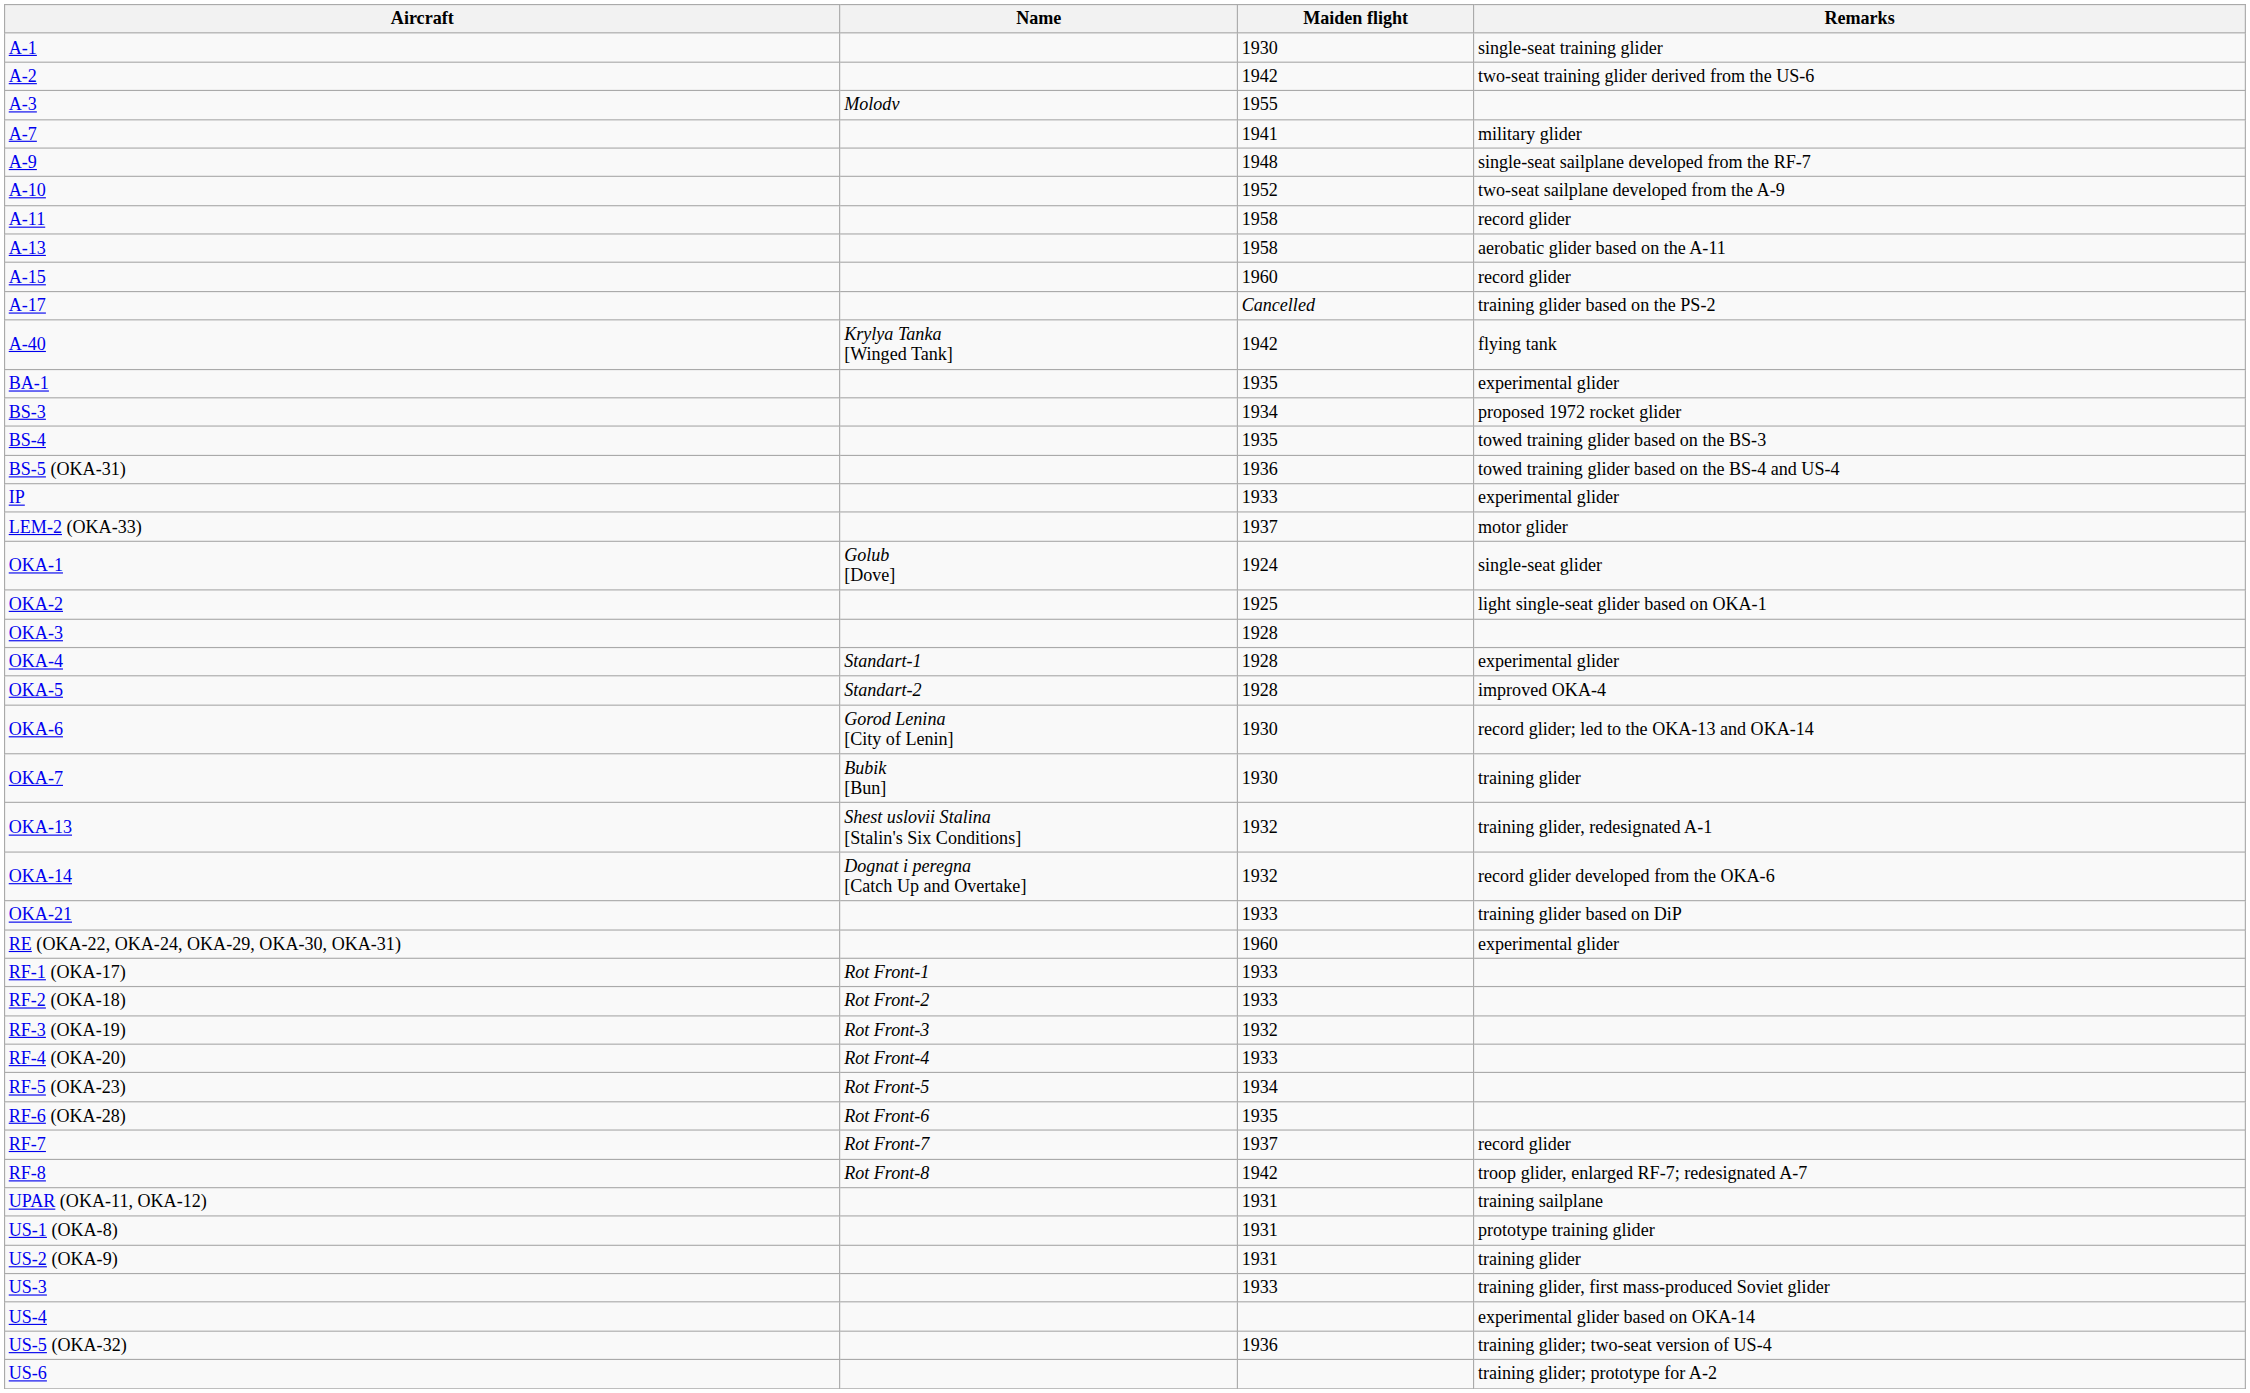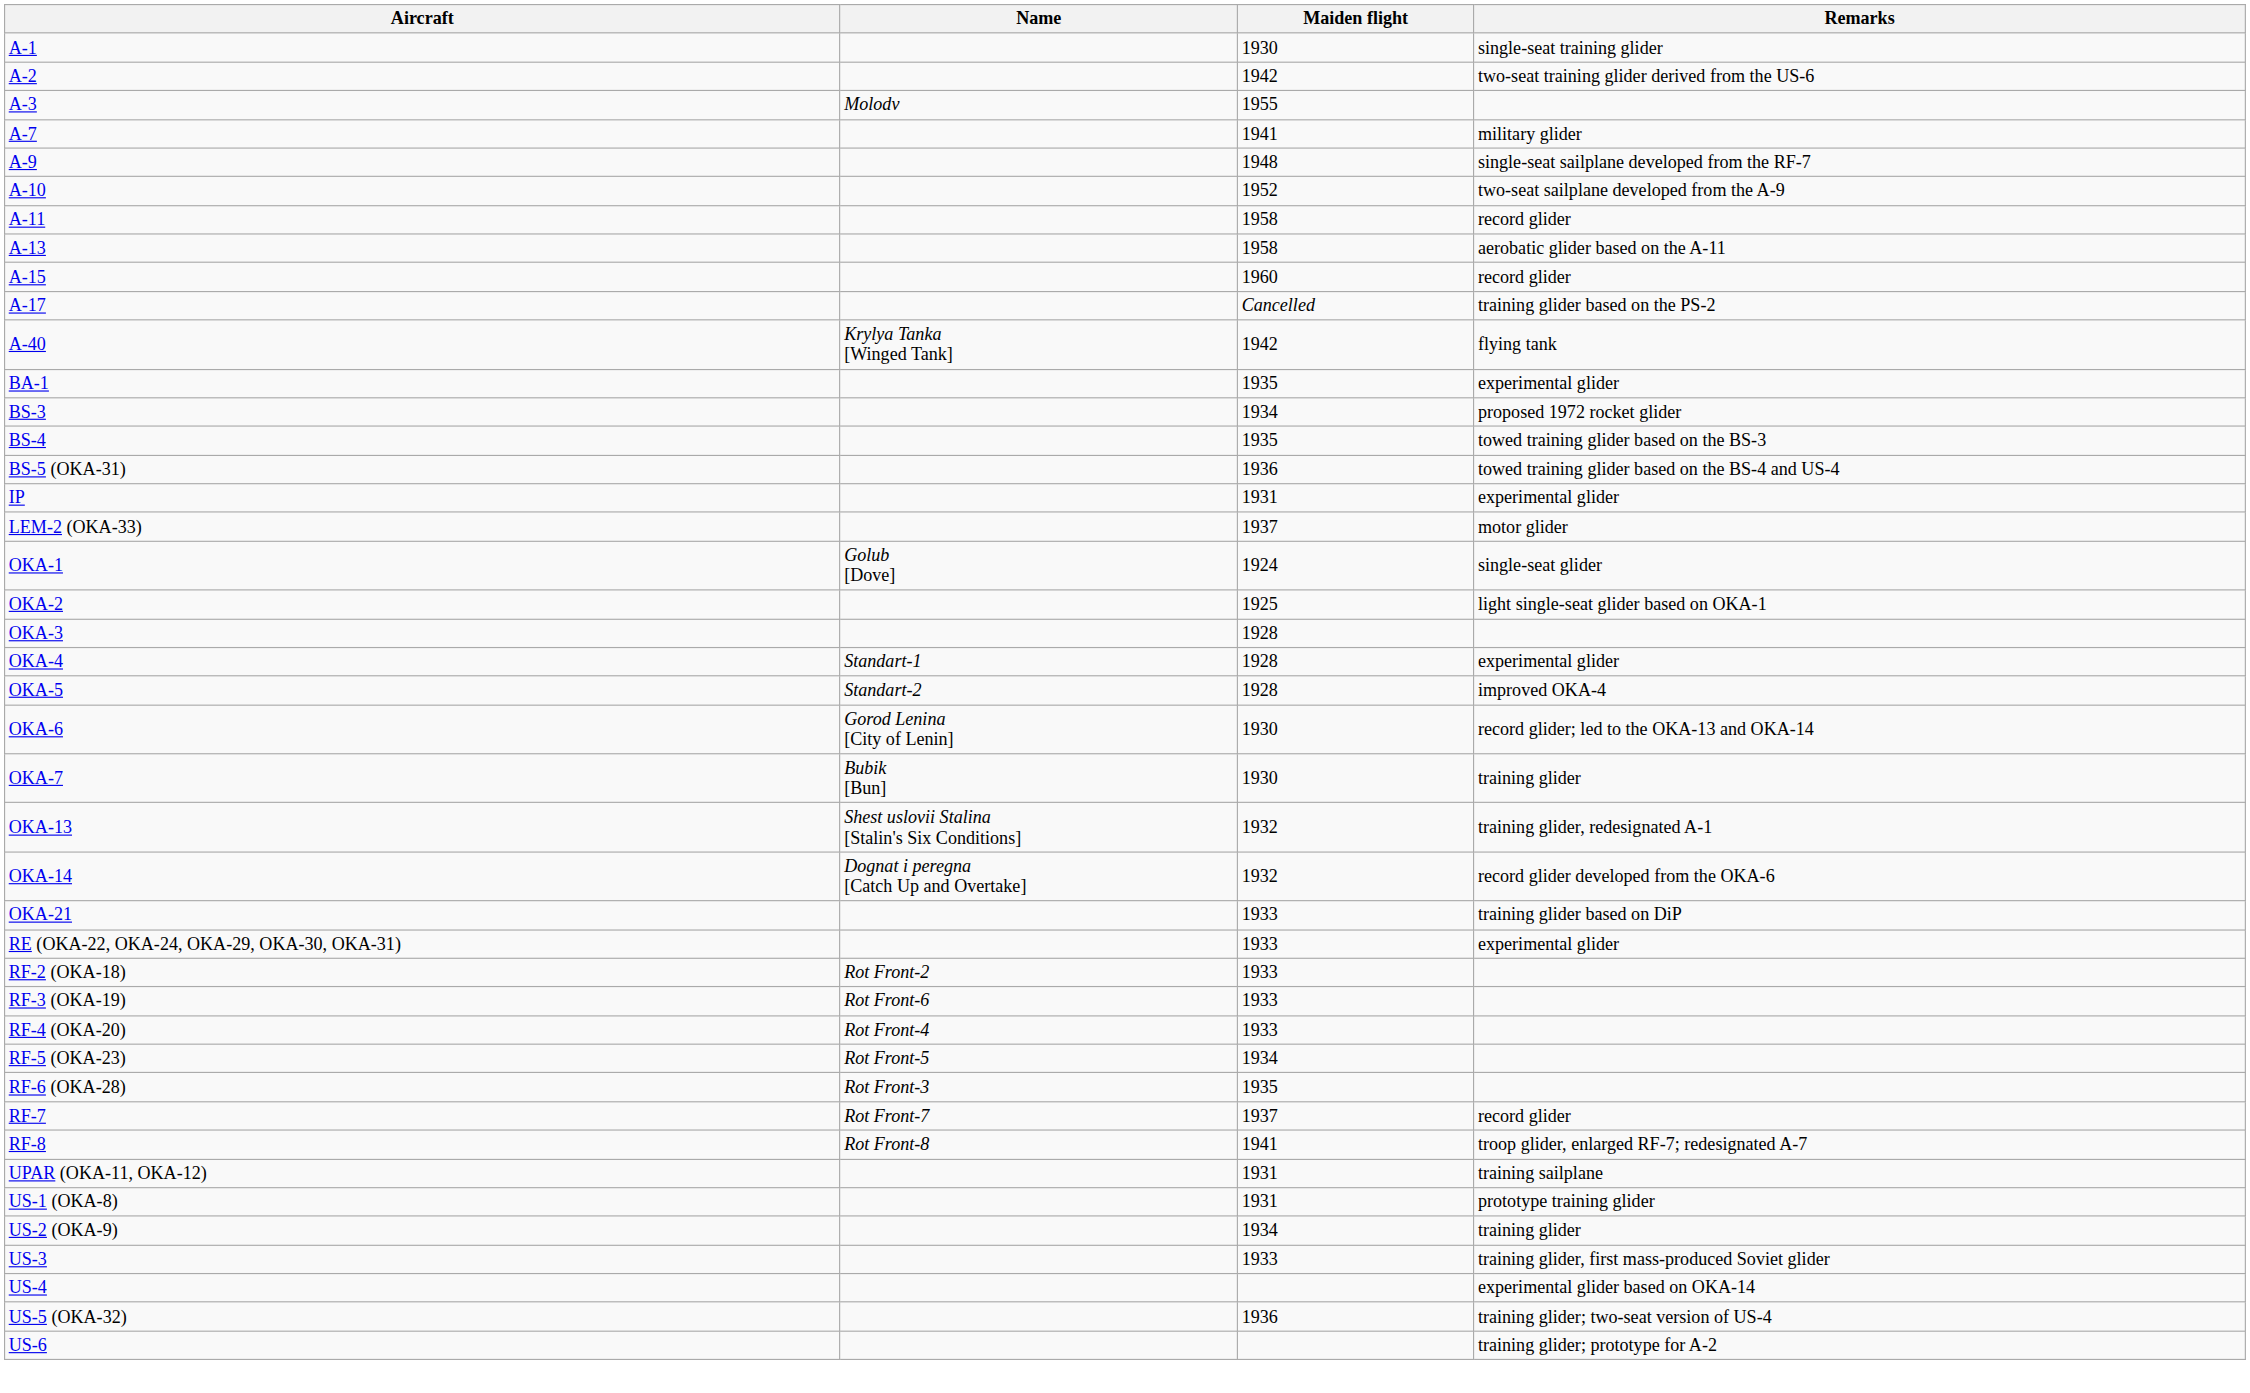(1260, 497) 1933 -> (1260, 497) 1931
(1260, 943) 1960 -> (1260, 943) 1933
- row: (67, 972)
(887, 1029) Rot Front-3 -> (887, 1001) Rot Front-6
(1260, 1029) 1932 -> (1260, 1001) 1933
(887, 1115) Rot Front-6 -> (887, 1087) Rot Front-3
(1260, 1173) 1942 -> (1260, 1144) 1941
(1260, 1259) 1931 -> (1260, 1230) 1934
